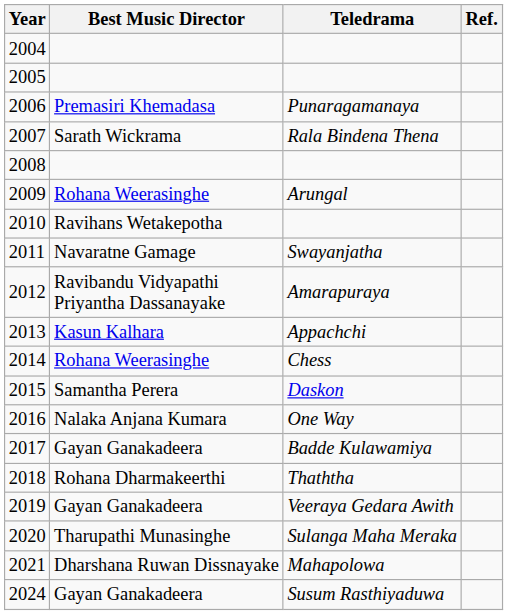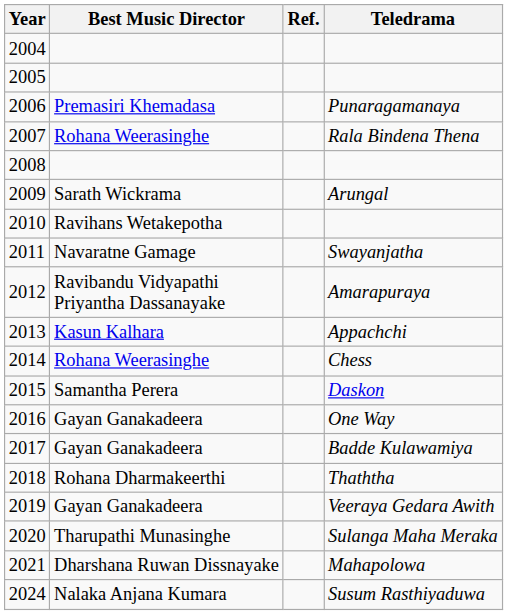columns swapped: (372, 19) <-> (482, 19)
(118, 135) Sarath Wickrama -> (132, 135) Rohana Weerasinghe
(132, 194) Rohana Weerasinghe -> (118, 194) Sarath Wickrama
(140, 419) Nalaka Anjana Kumara -> (128, 419) Gayan Ganakadeera
(128, 594) Gayan Ganakadeera -> (140, 594) Nalaka Anjana Kumara
